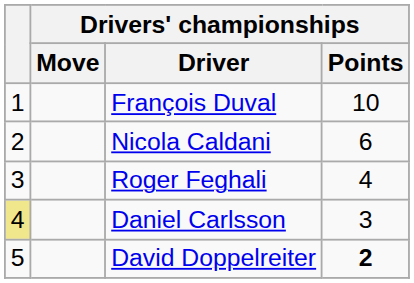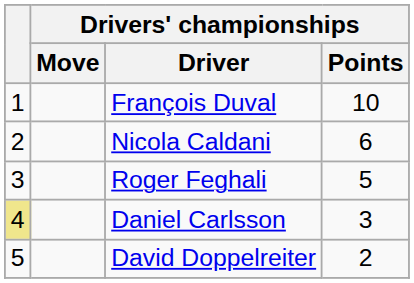(366, 180) 4 -> (366, 180) 5
(366, 258) bold -> (366, 258) normal
